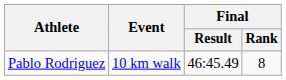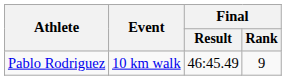(262, 63) 8 -> (262, 63) 9
